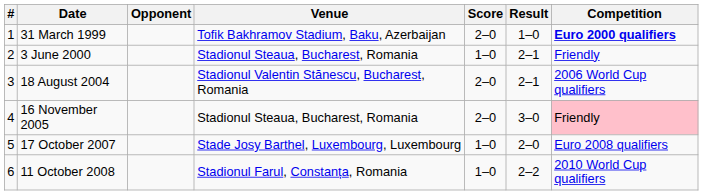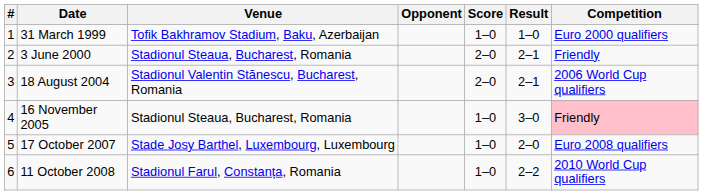columns swapped: (329, 14) <-> (161, 14)
(485, 34) 2–0 -> (485, 34) 1–0
(615, 34) bold -> (611, 34) normal
(485, 55) 1–0 -> (485, 55) 2–0
(485, 117) 2–0 -> (485, 117) 1–0
